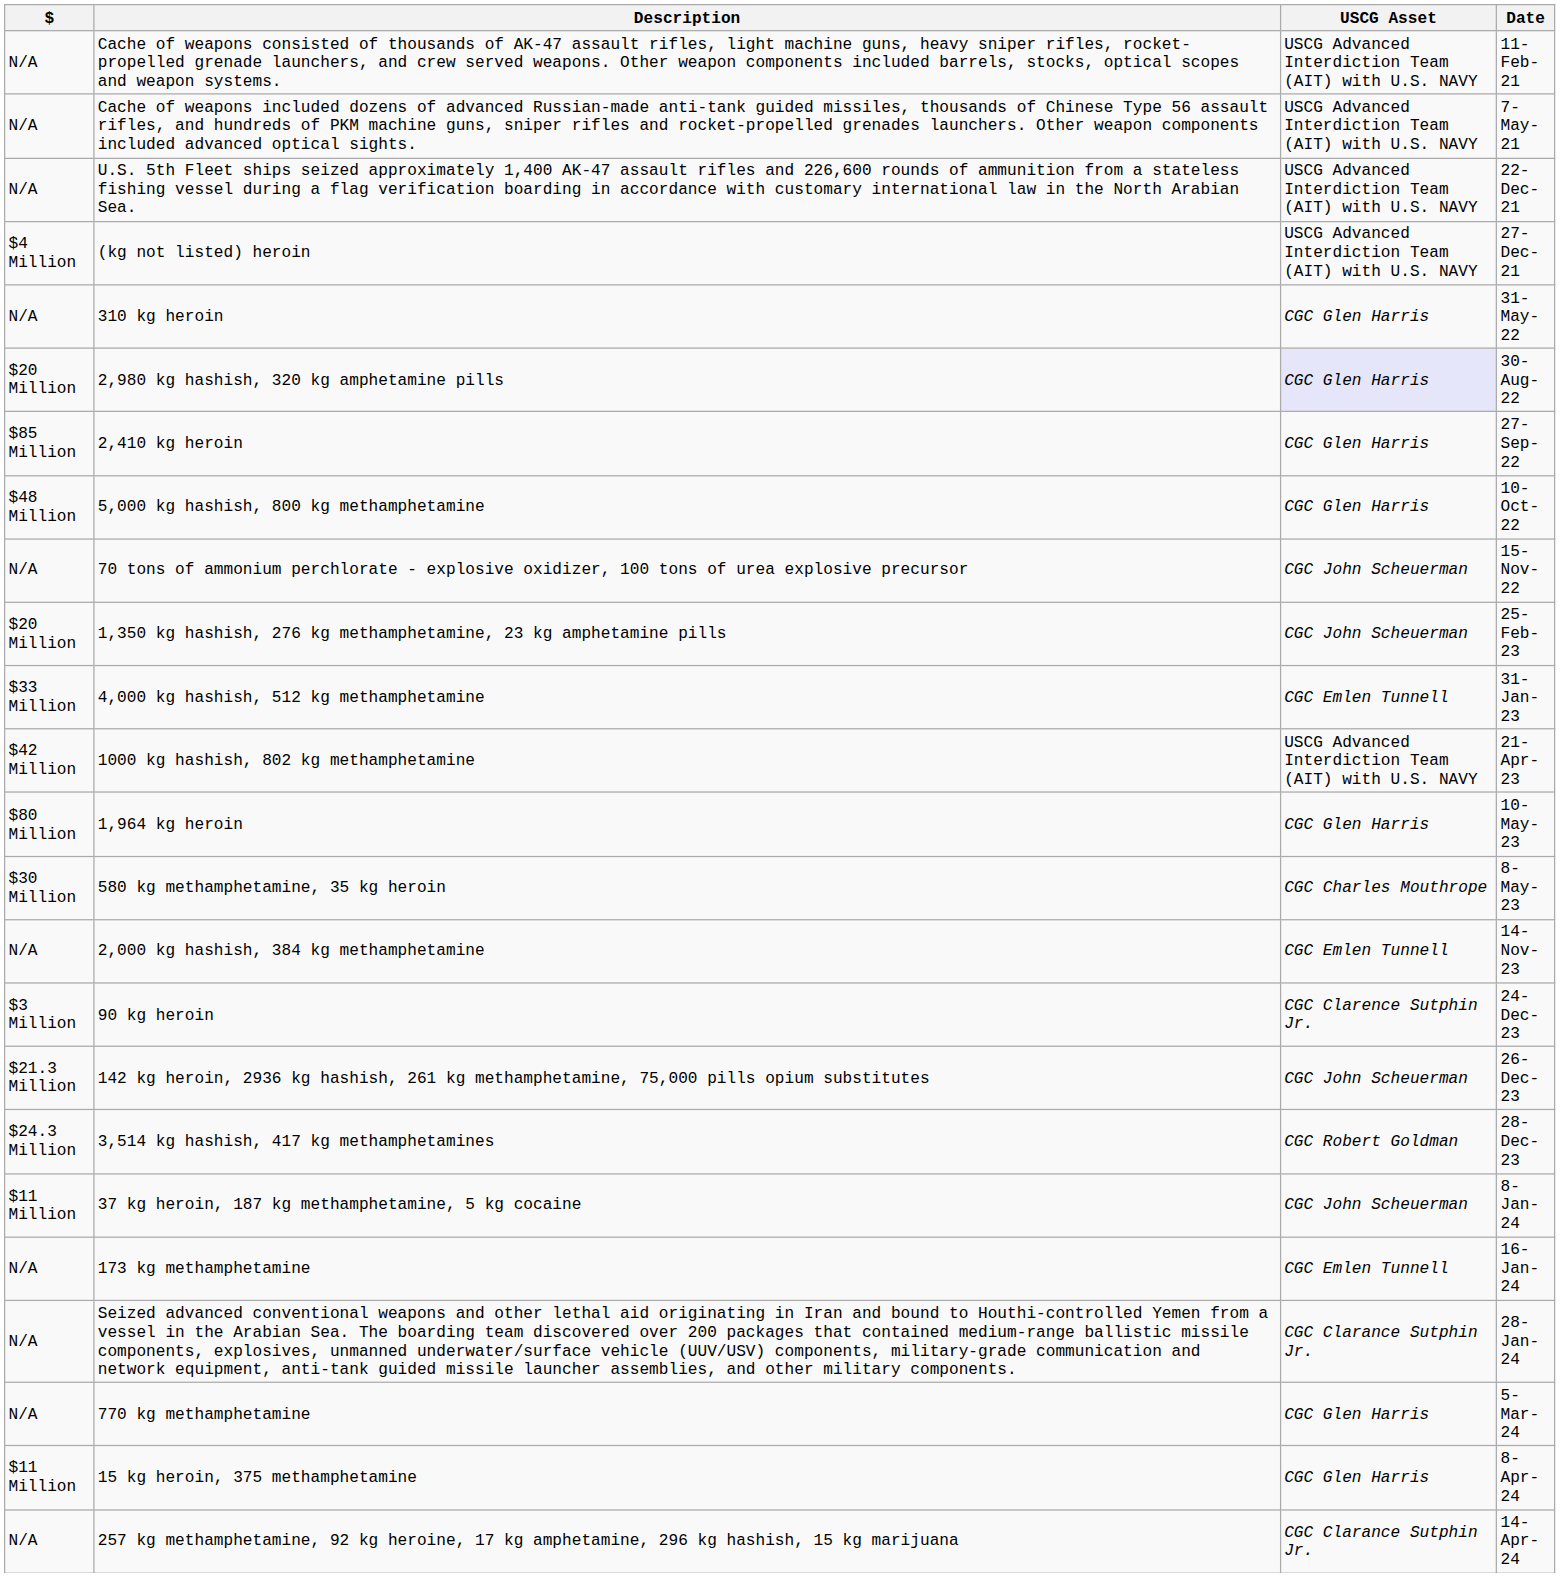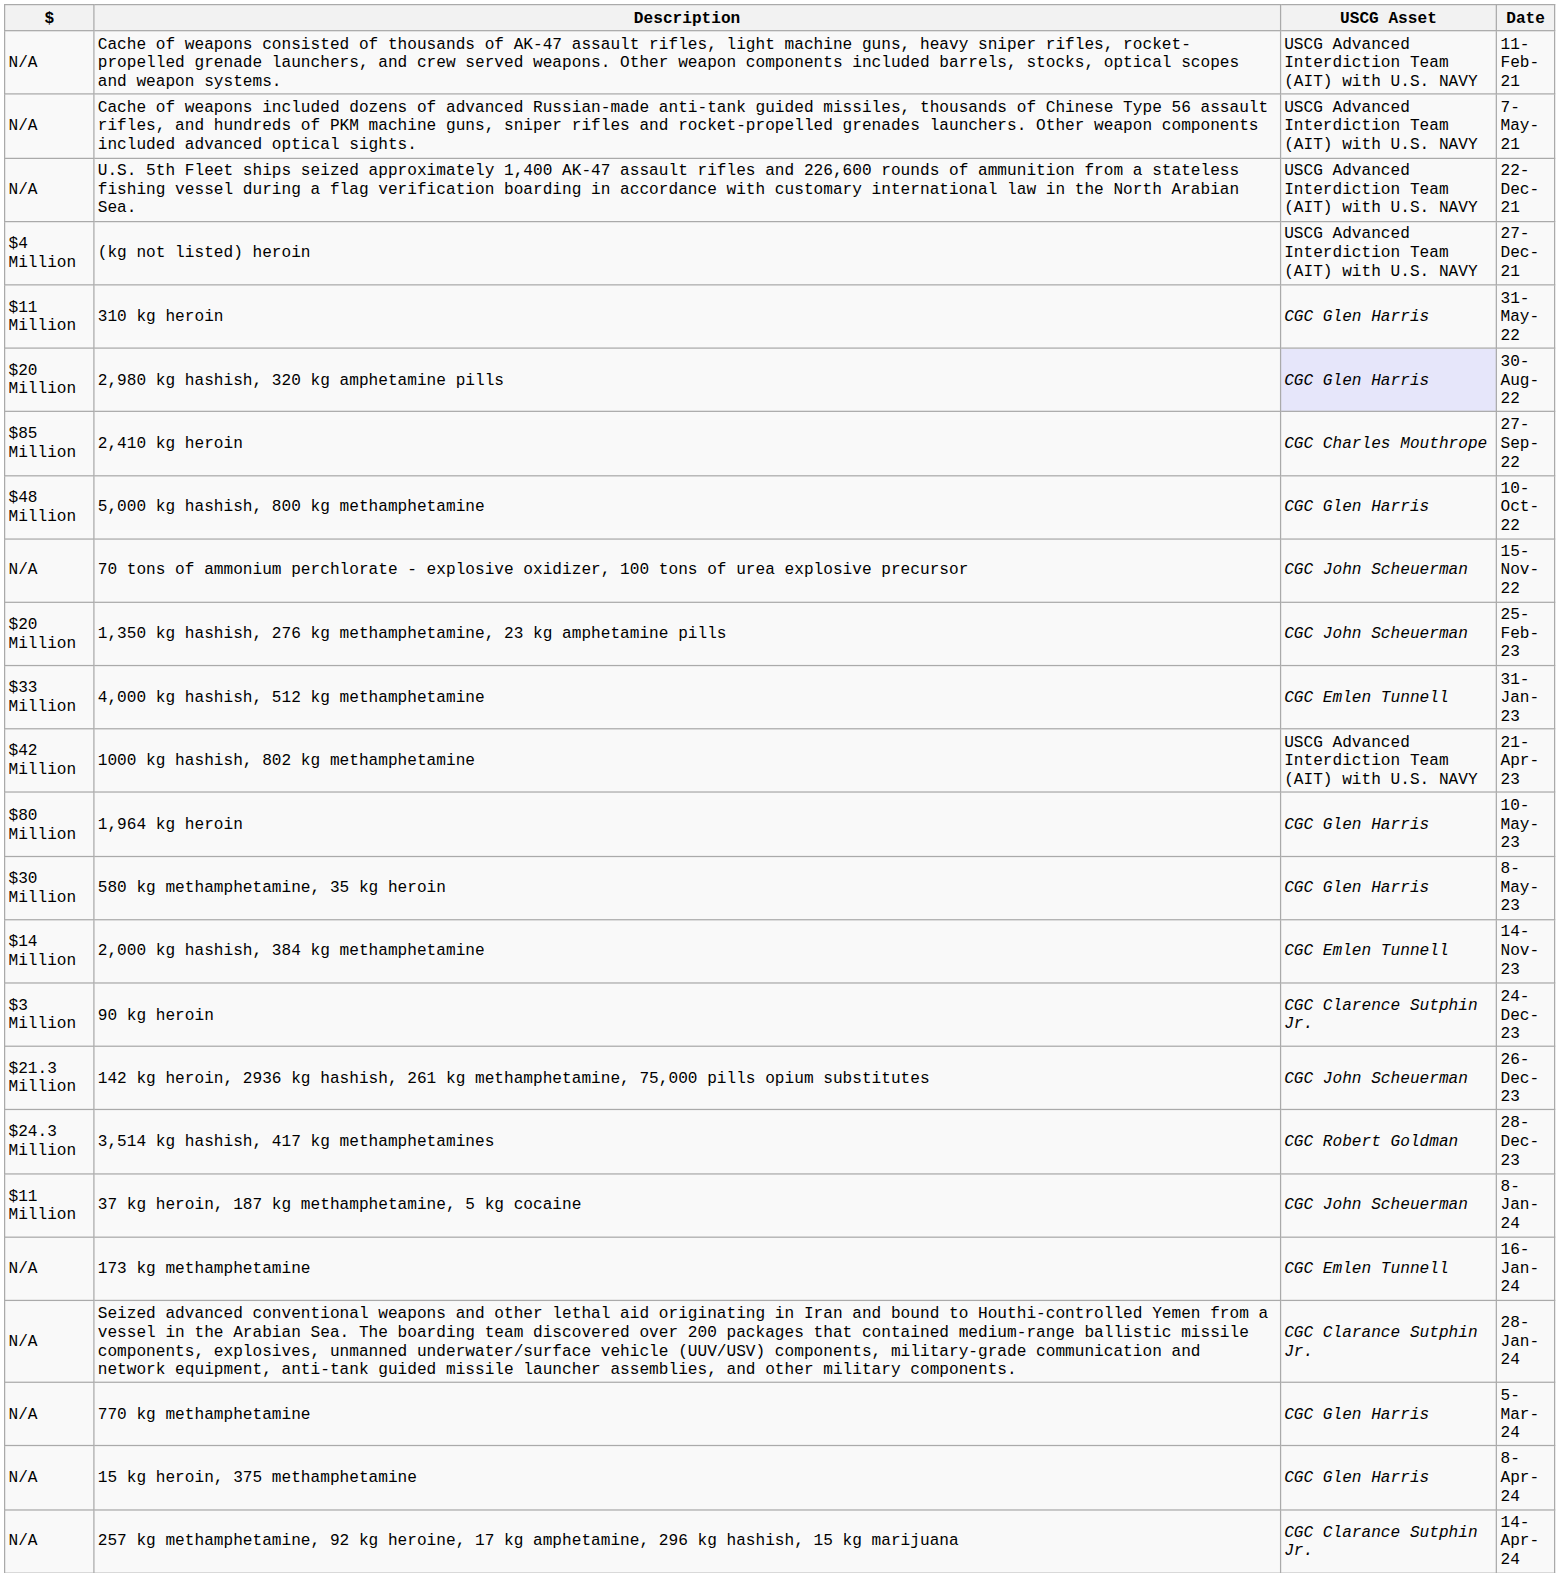(23, 317) N/A -> (42, 317) $11 Million
(1357, 443) CGC Glen Harris -> (1386, 443) CGC Charles Mouthrope
(1386, 888) CGC Charles Mouthrope -> (1357, 888) CGC Glen Harris
(23, 951) N/A -> (42, 951) $14 Million
(42, 1478) $11 Million -> (23, 1478) N/A
